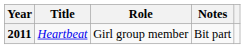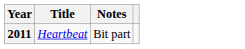- column: (141, 14)
